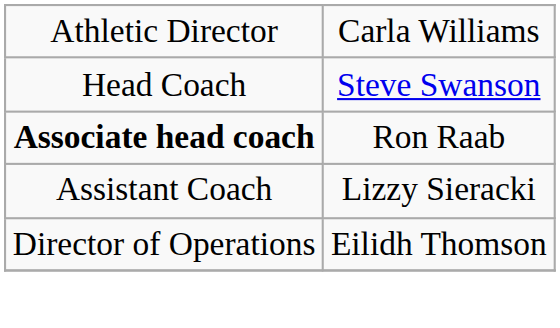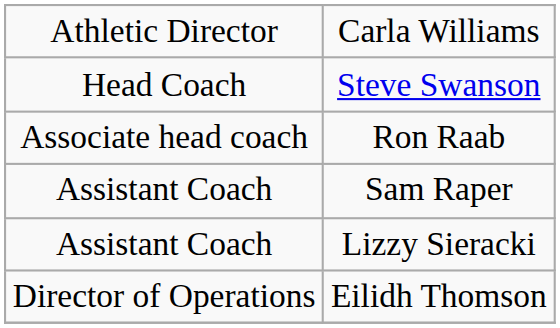(164, 137) bold -> (164, 137) normal
+ row: (439, 190)
